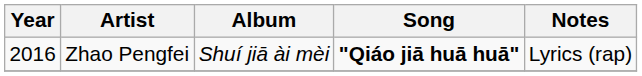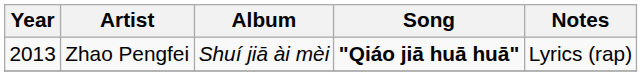(33, 53) 2016 -> (33, 53) 2013
